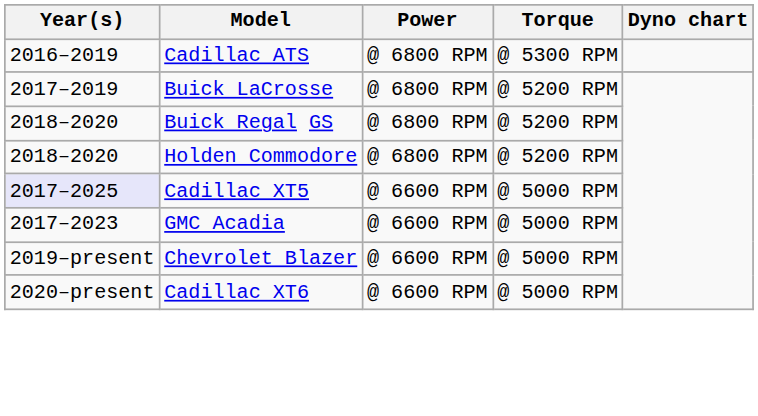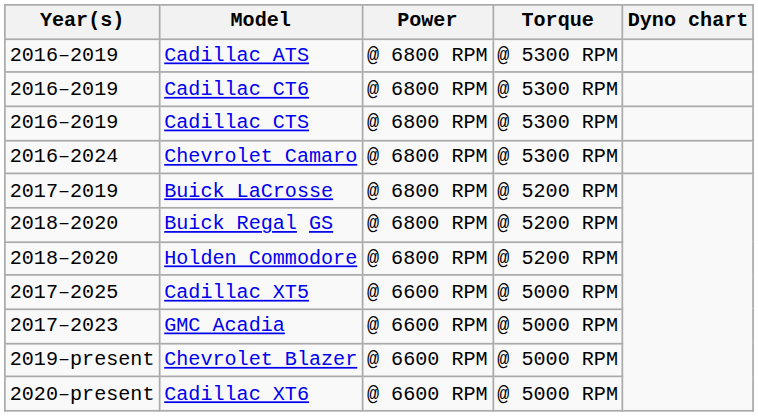+ row: (237, 89)
+ row: (237, 123)
+ row: (261, 157)
(64, 190) lavender background -> (64, 292) no background
